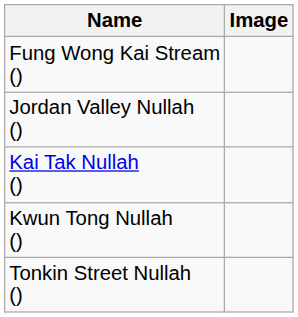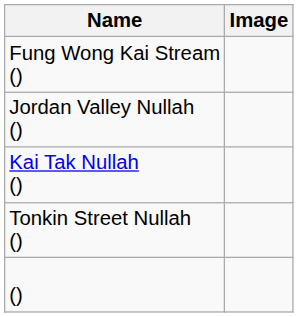- row: (91, 229)
+ row: (16, 296)
